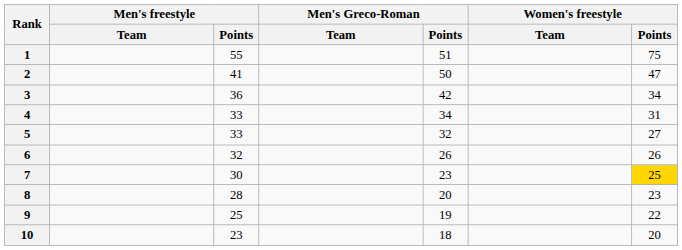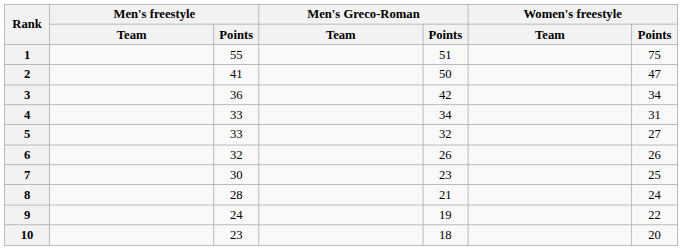(655, 174) gold background -> (655, 174) no background
(445, 194) 20 -> (445, 194) 21
(655, 194) 23 -> (655, 194) 24
(236, 214) 25 -> (236, 214) 24
